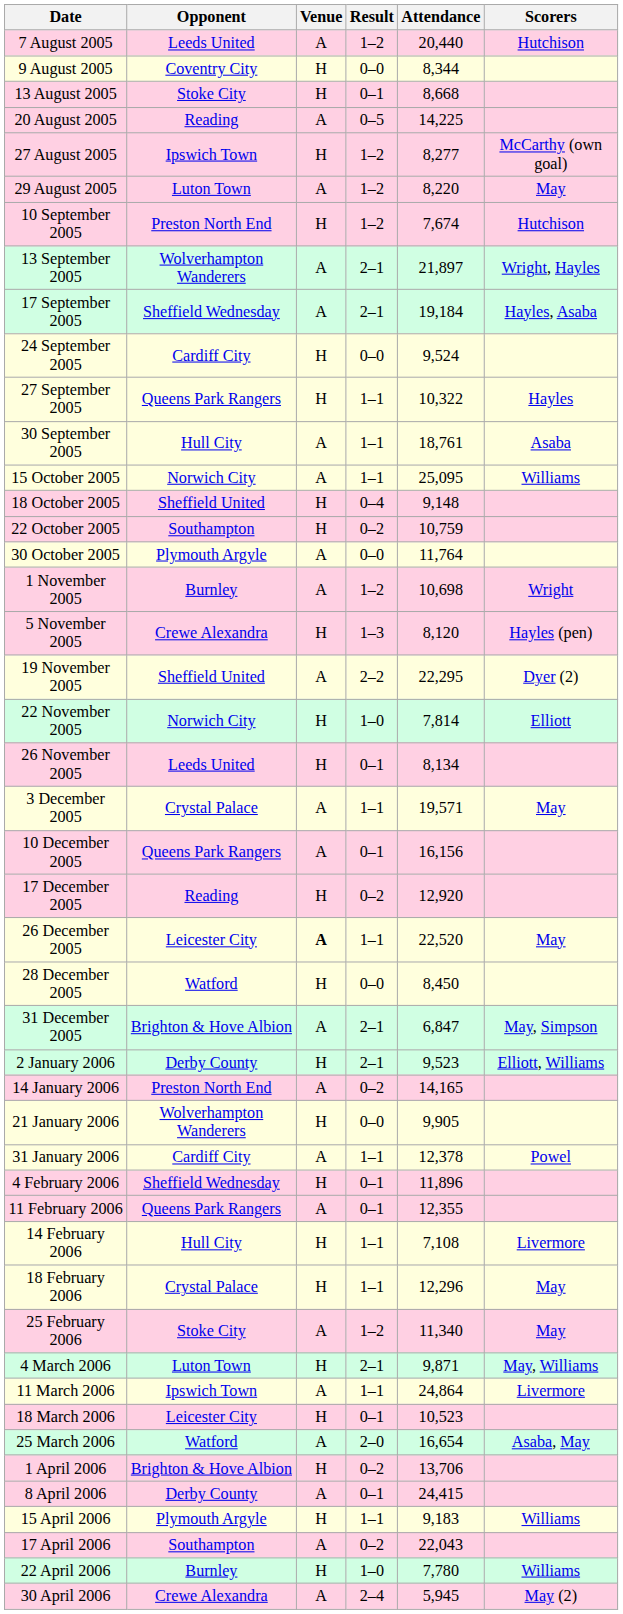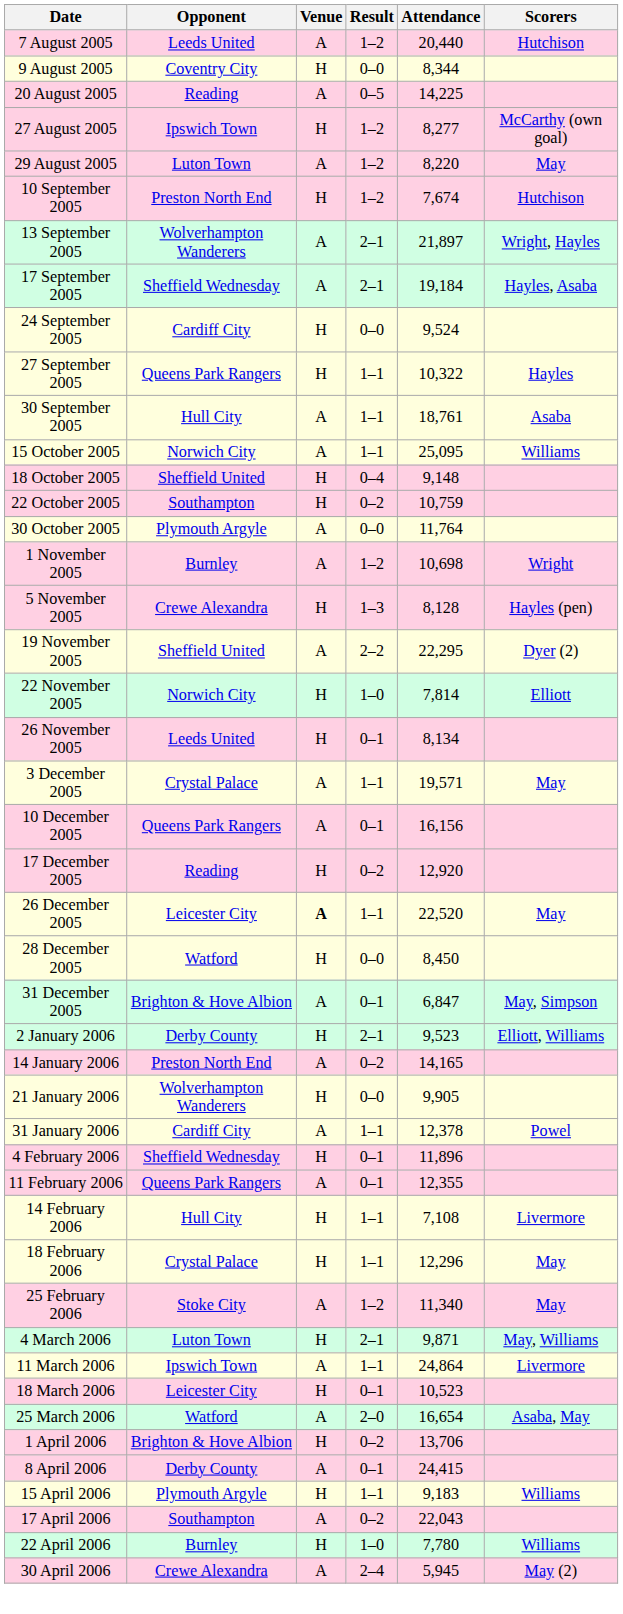- row: (66, 94)
(441, 633) 8,120 -> (441, 607) 8,128
(372, 1027) 2–1 -> (372, 1001) 0–1
